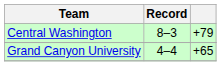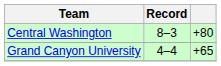(203, 33) +79 -> (203, 33) +80
